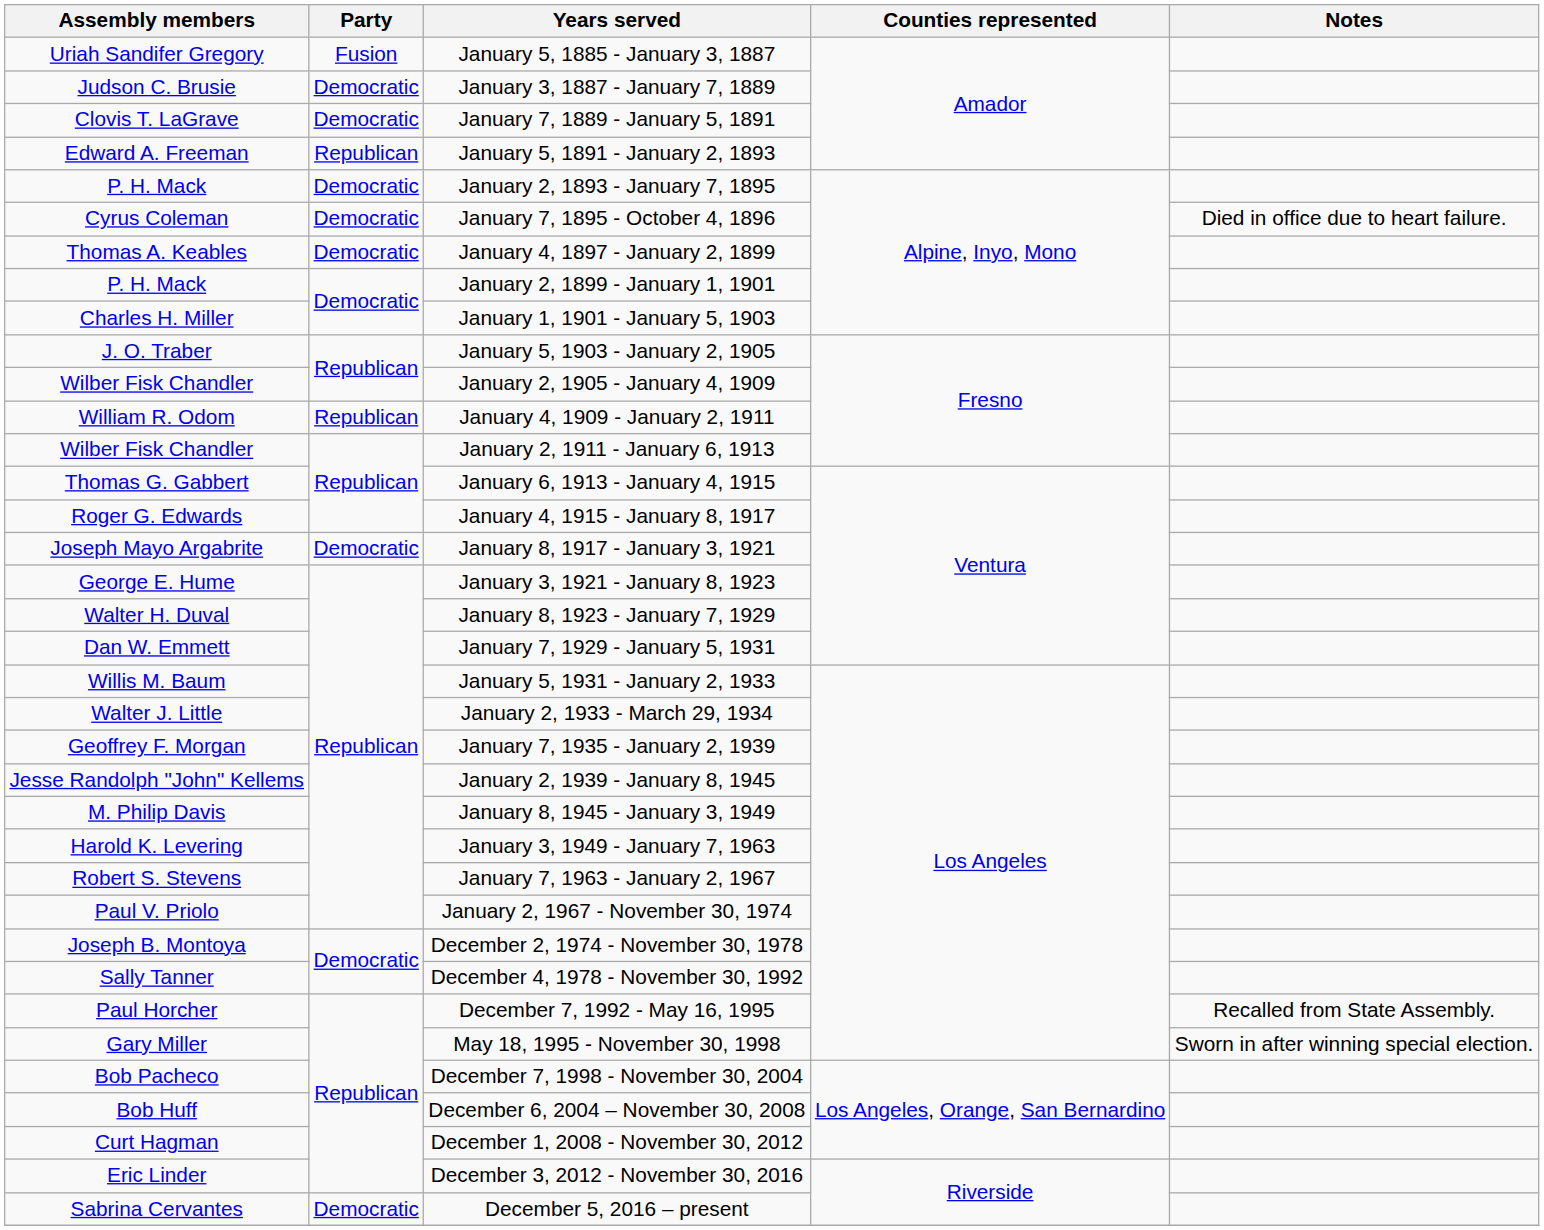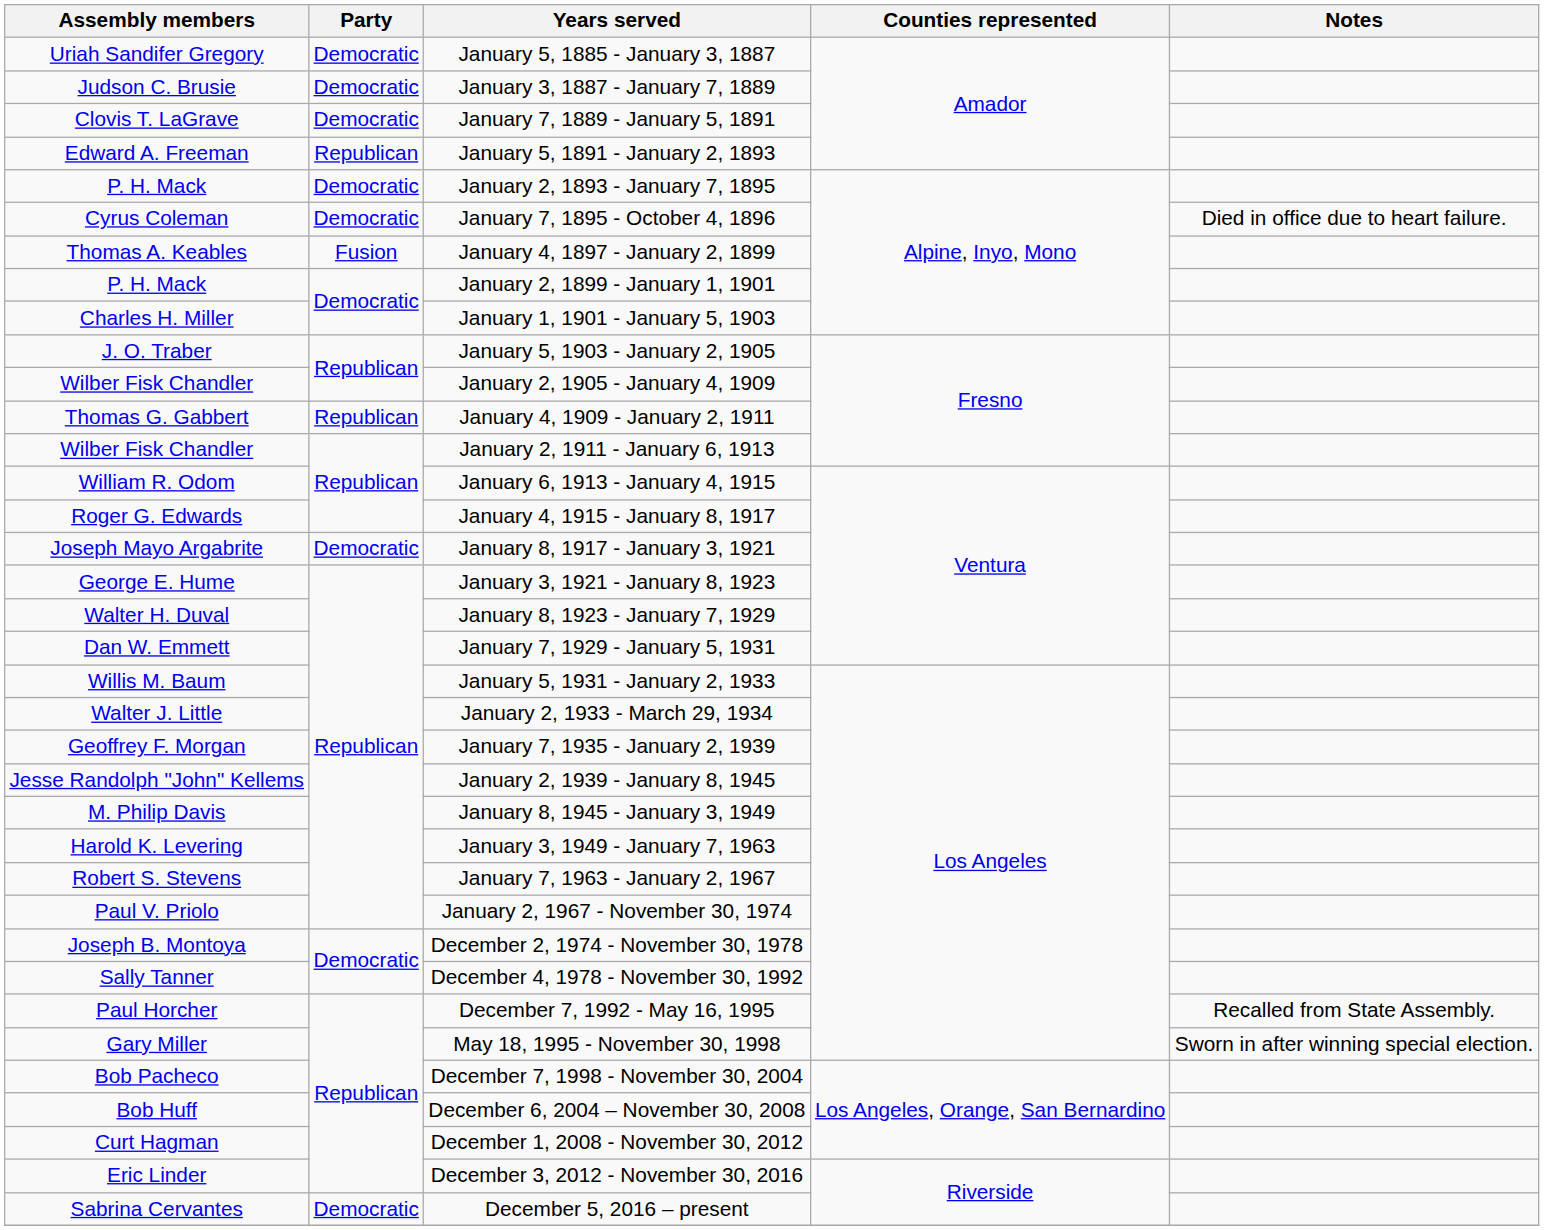(366, 53) Fusion -> (366, 53) Democratic
(366, 251) Democratic -> (366, 251) Fusion
(157, 416) William R. Odom -> (157, 416) Thomas G. Gabbert
(157, 482) Thomas G. Gabbert -> (157, 482) William R. Odom
